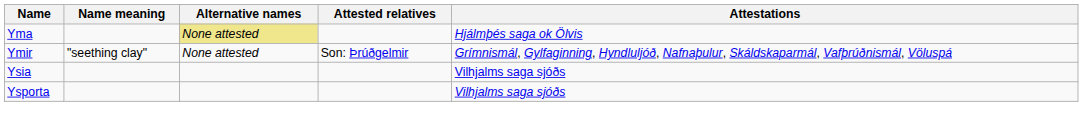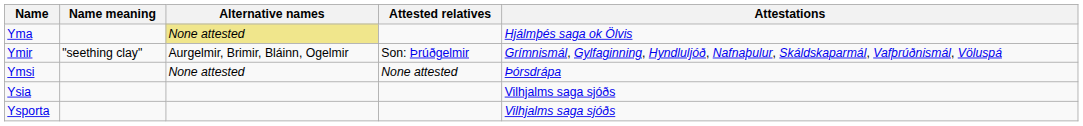(220, 53) None attested -> (258, 53) Aurgelmir, Brimir, Bláinn, Ogelmir
+ row: (21, 72)
